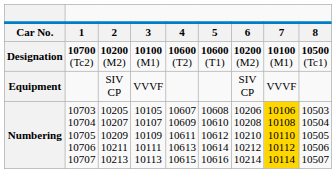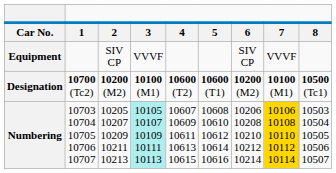rows swapped: (35, 56) <-> (35, 86)
(148, 135) no background -> (148, 135) paleturquoise background
